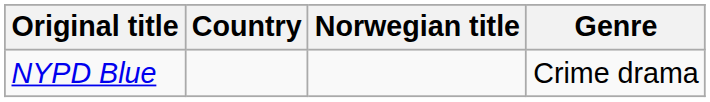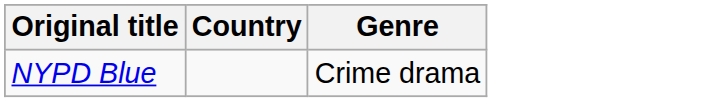- column: (417, 27)
